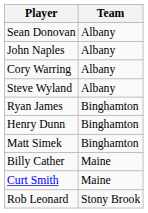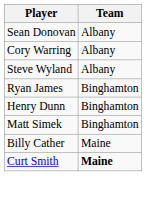- row: (36, 50)
(96, 180) normal -> (97, 161) bold
- row: (38, 198)
